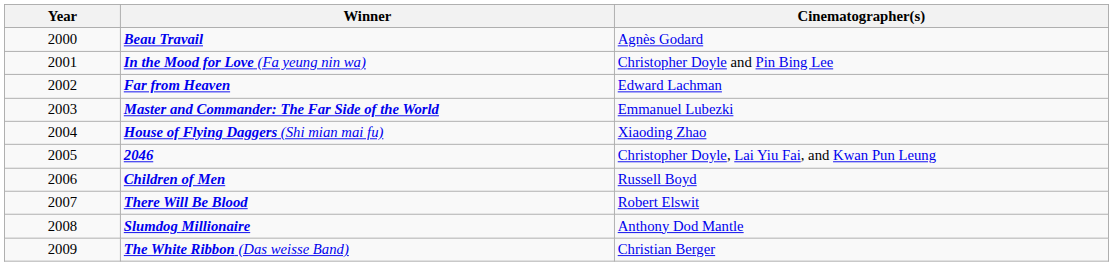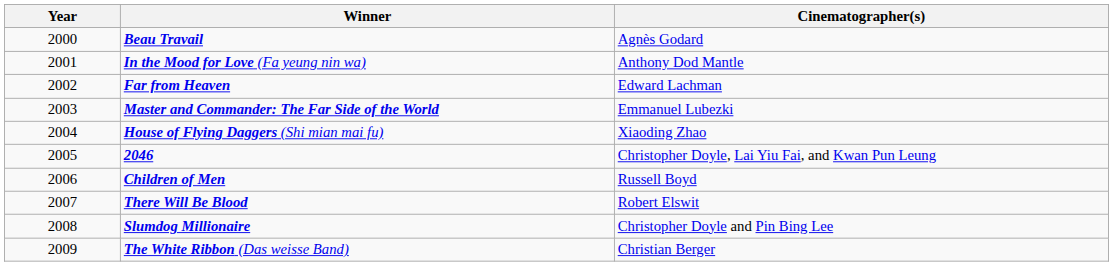(725, 62) Christopher Doyle and Pin Bing Lee -> (681, 62) Anthony Dod Mantle
(681, 226) Anthony Dod Mantle -> (725, 226) Christopher Doyle and Pin Bing Lee
